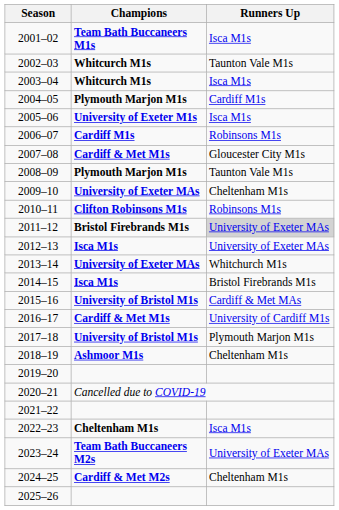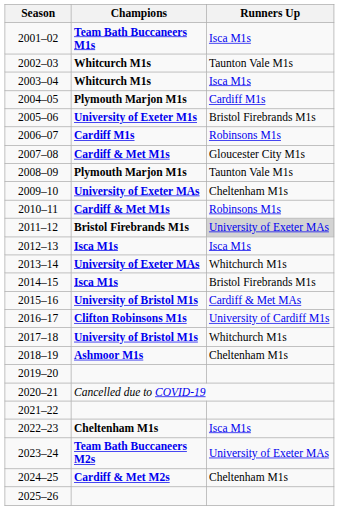(230, 117) Isca M1s -> (262, 117) Bristol Firebrands M1s
(130, 209) Clifton Robinsons M1s -> (122, 209) Cardiff & Met M1s
(269, 245) University of Exeter MAs -> (230, 245) Isca M1s
(122, 318) Cardiff & Met M1s -> (130, 318) Clifton Robinsons M1s
(261, 337) Plymouth Marjon M1s -> (248, 337) Whitchurch M1s
